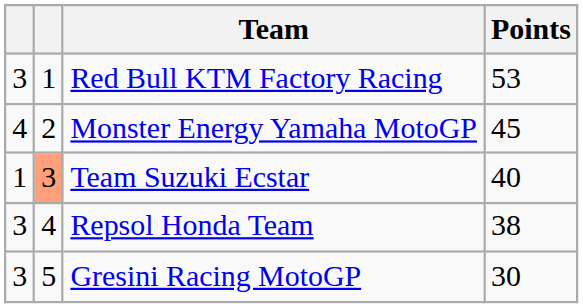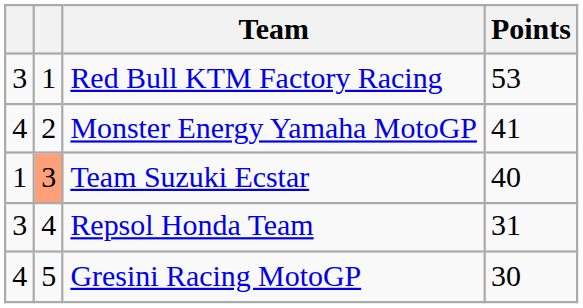(506, 127) 45 -> (506, 127) 41
(506, 226) 38 -> (506, 226) 31
(20, 275) 3 -> (20, 275) 4
